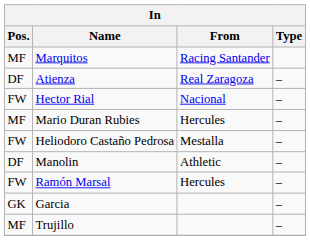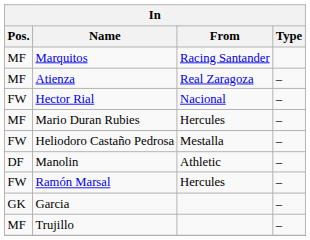(16, 78) DF -> (17, 78) MF
